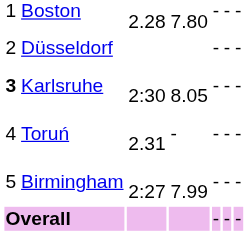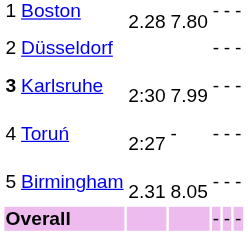(189, 96) 8.05 -> (189, 96) 7.99
(147, 144) 2.31 -> (147, 144) 2:27
(147, 192) 2:27 -> (147, 192) 2.31
(189, 192) 7.99 -> (189, 192) 8.05
